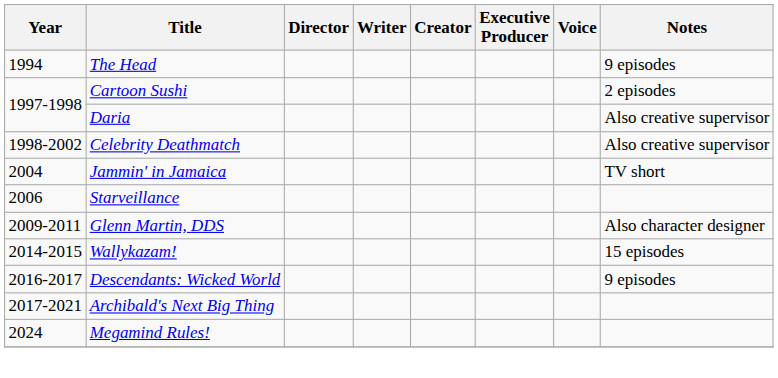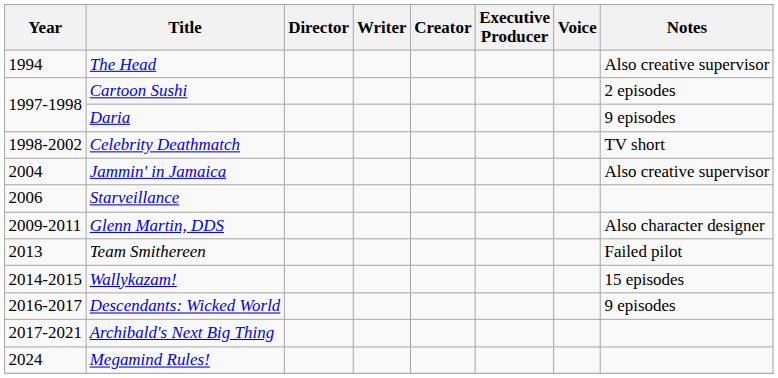(640, 63) 9 episodes -> (687, 63) Also creative supervisor
(687, 117) Also creative supervisor -> (640, 117) 9 episodes
(687, 144) Also creative supervisor -> (635, 144) TV short
(635, 171) TV short -> (687, 171) Also creative supervisor
+ row: (148, 252)
